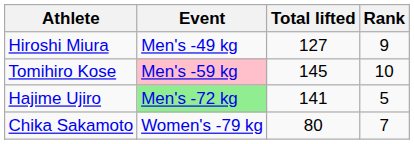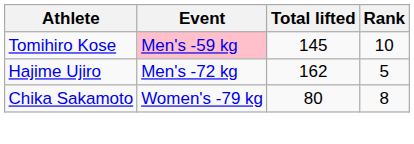- row: (59, 45)
(189, 99) lightgreen background -> (189, 72) no background
(313, 99) 141 -> (313, 72) 162
(384, 126) 7 -> (384, 99) 8
